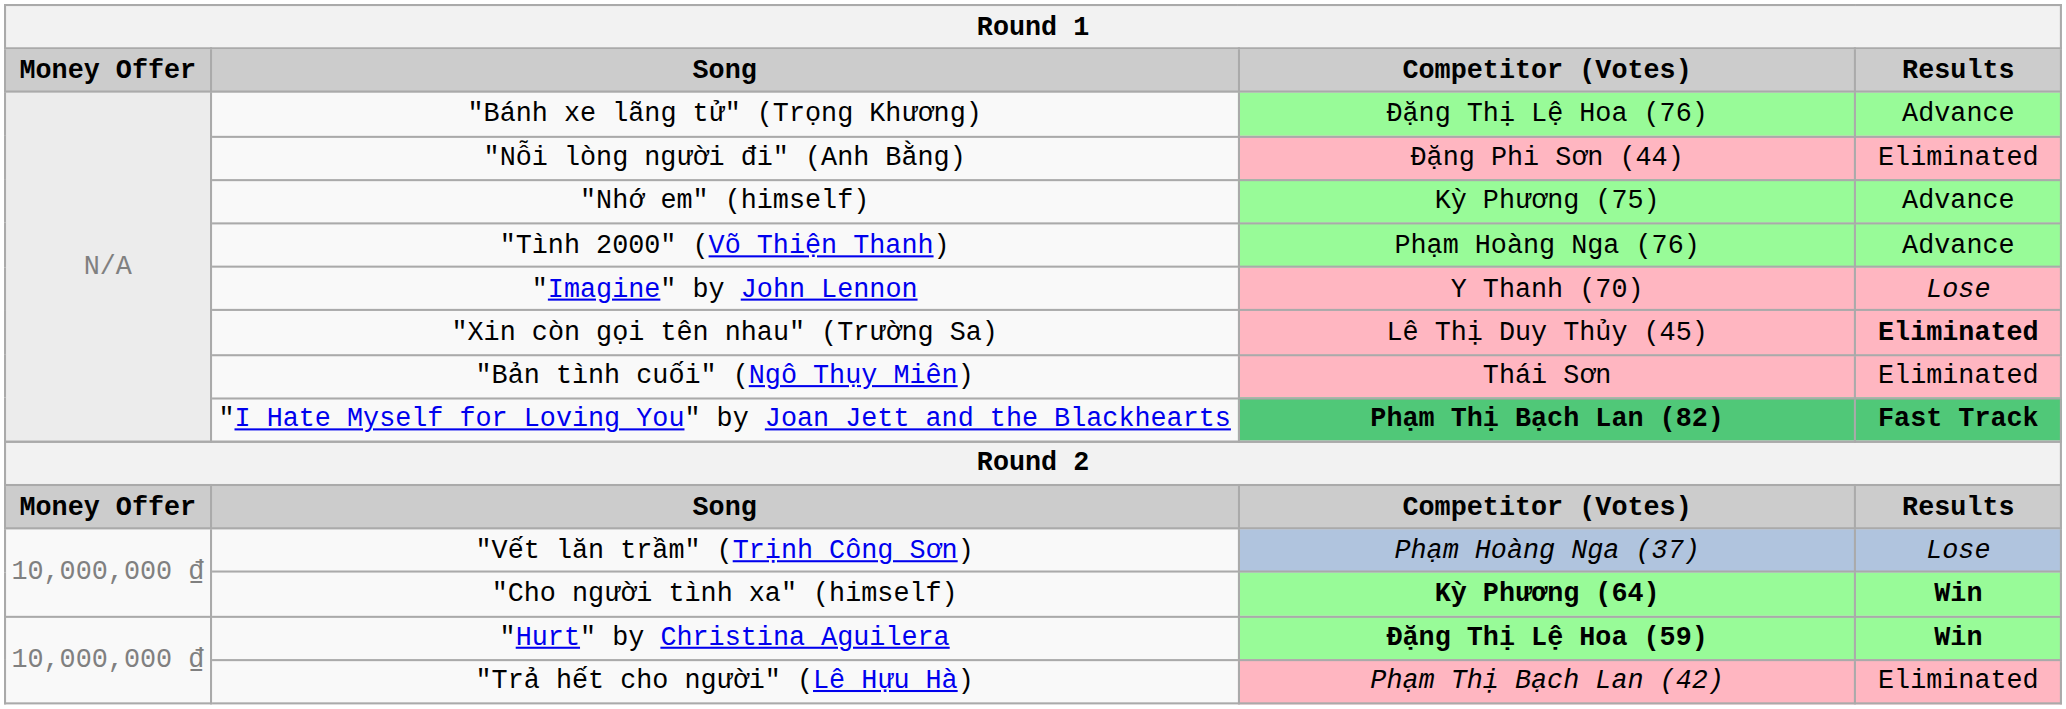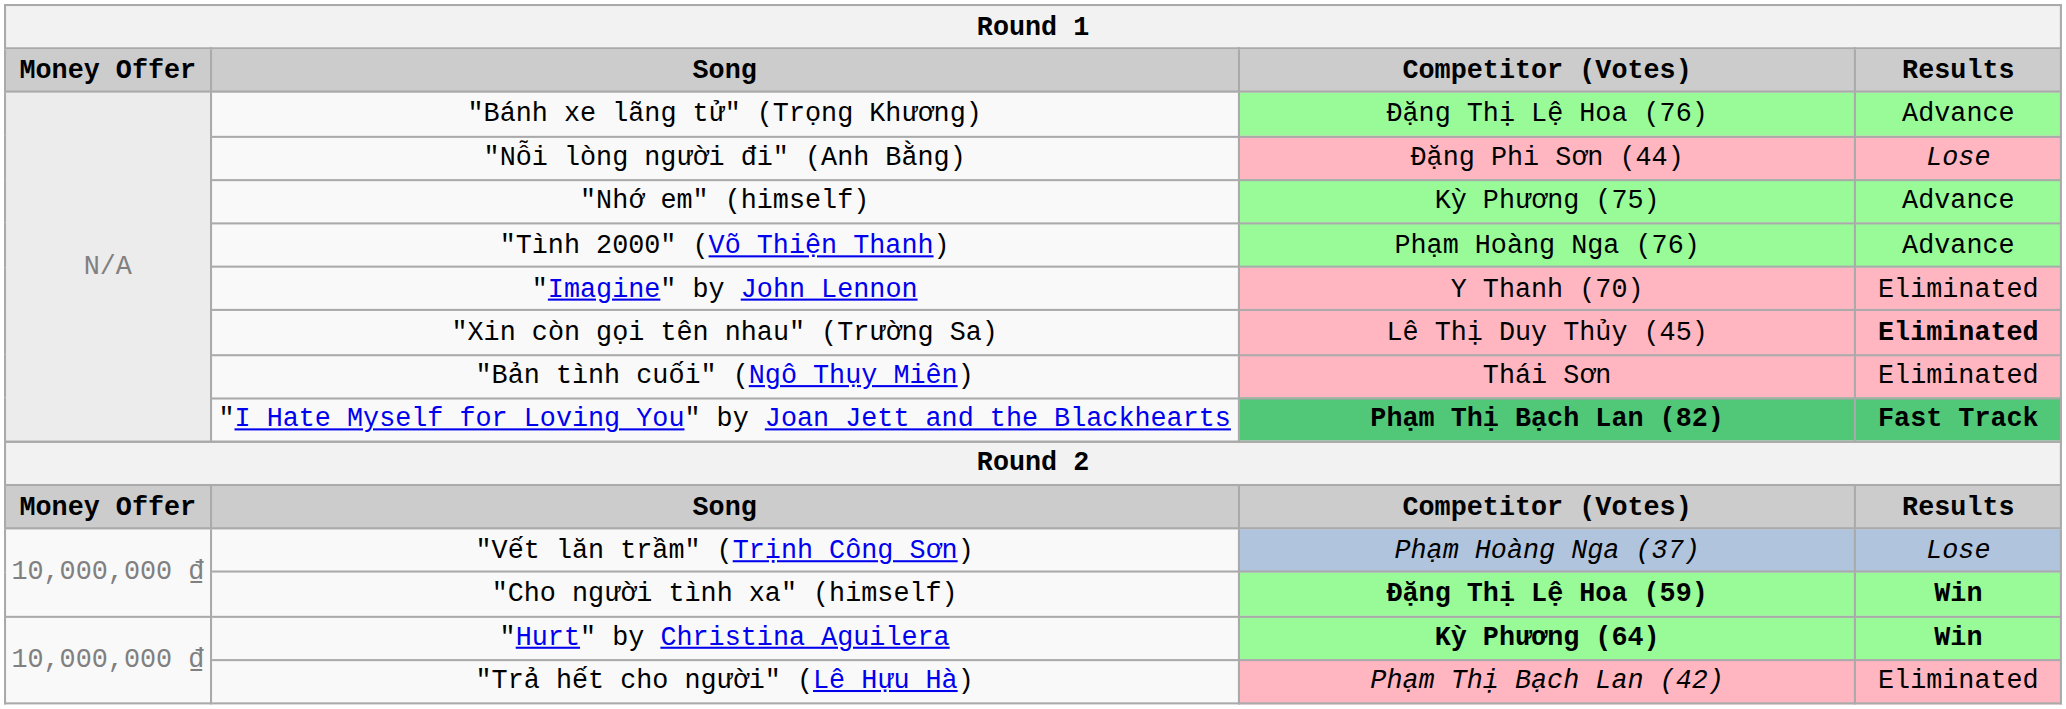(1958, 158) Eliminated -> (1958, 158) Lose
(1958, 289) Lose -> (1958, 289) Eliminated
(1547, 594) Kỳ Phương (64) -> (1547, 594) Đặng Thị Lệ Hoa (59)
(1547, 638) Đặng Thị Lệ Hoa (59) -> (1547, 638) Kỳ Phương (64)
